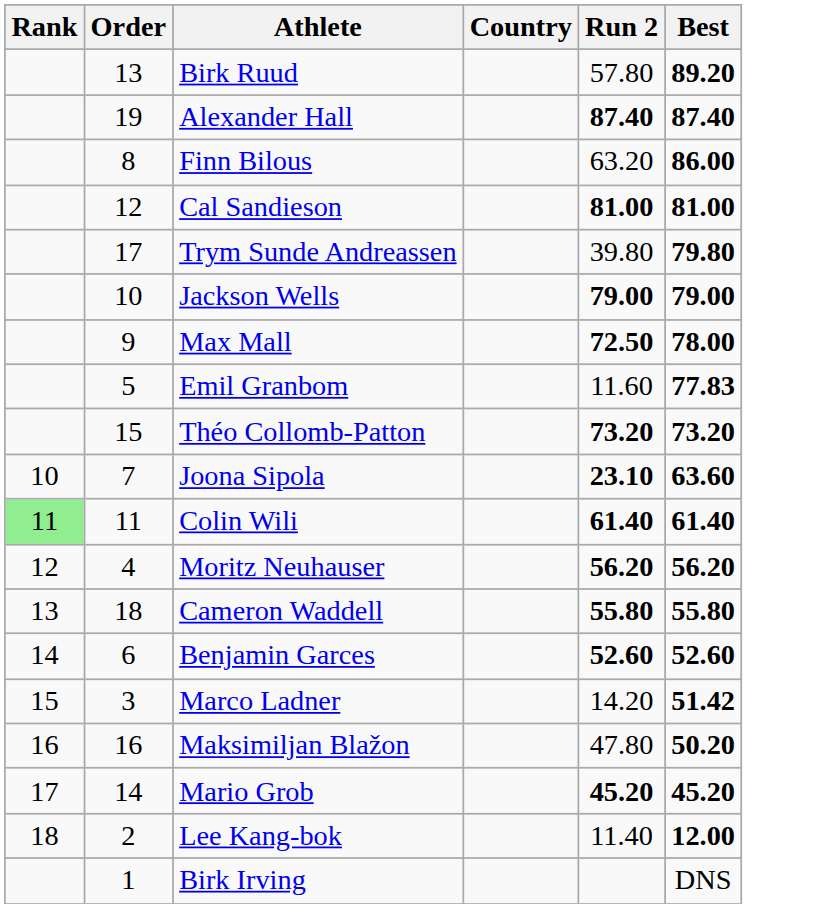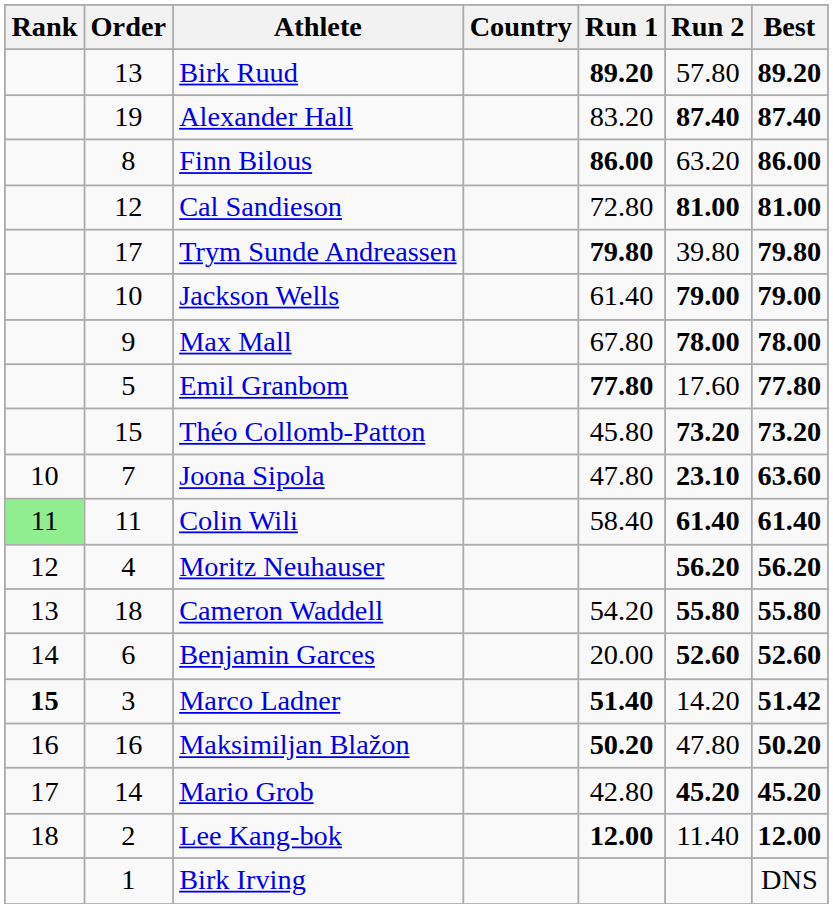+ column: (622, 26)
(622, 341) 72.50 -> (708, 341) 78.00
(622, 386) 11.60 -> (708, 386) 17.60
(703, 386) 77.83 -> (789, 386) 77.80
(44, 700) normal -> (44, 700) bold
